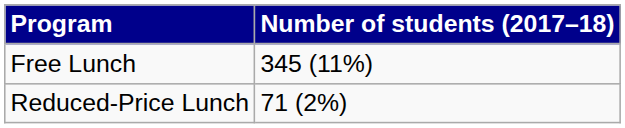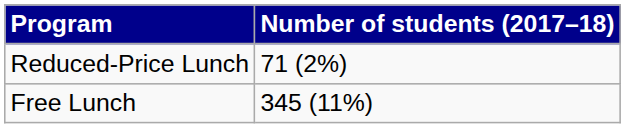rows swapped: (73, 63) <-> (130, 102)
